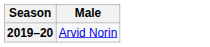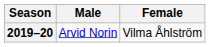+ column: (162, 13)
